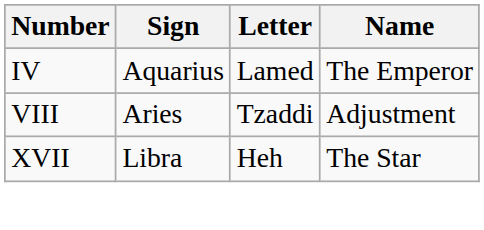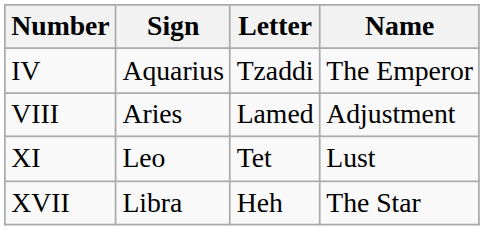(275, 70) Lamed -> (275, 70) Tzaddi
(275, 114) Tzaddi -> (275, 114) Lamed
+ row: (26, 158)
